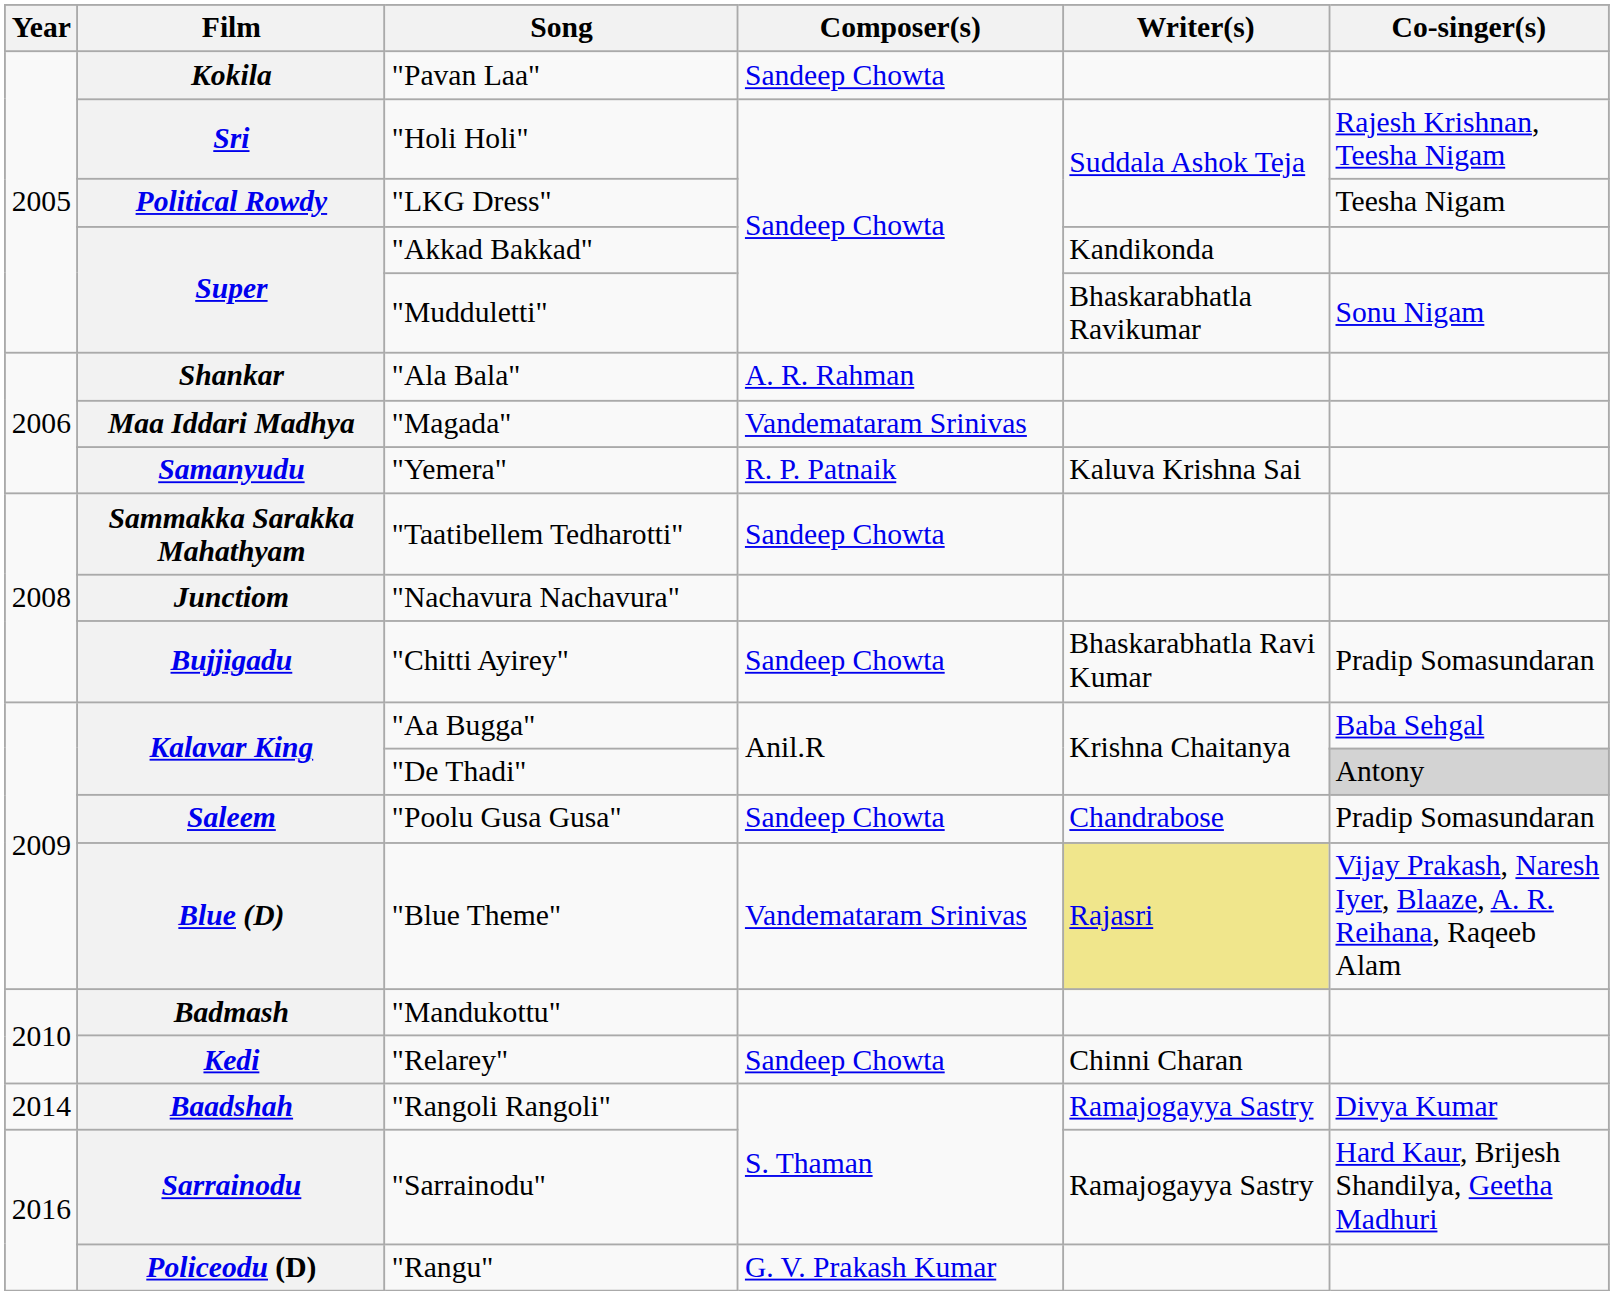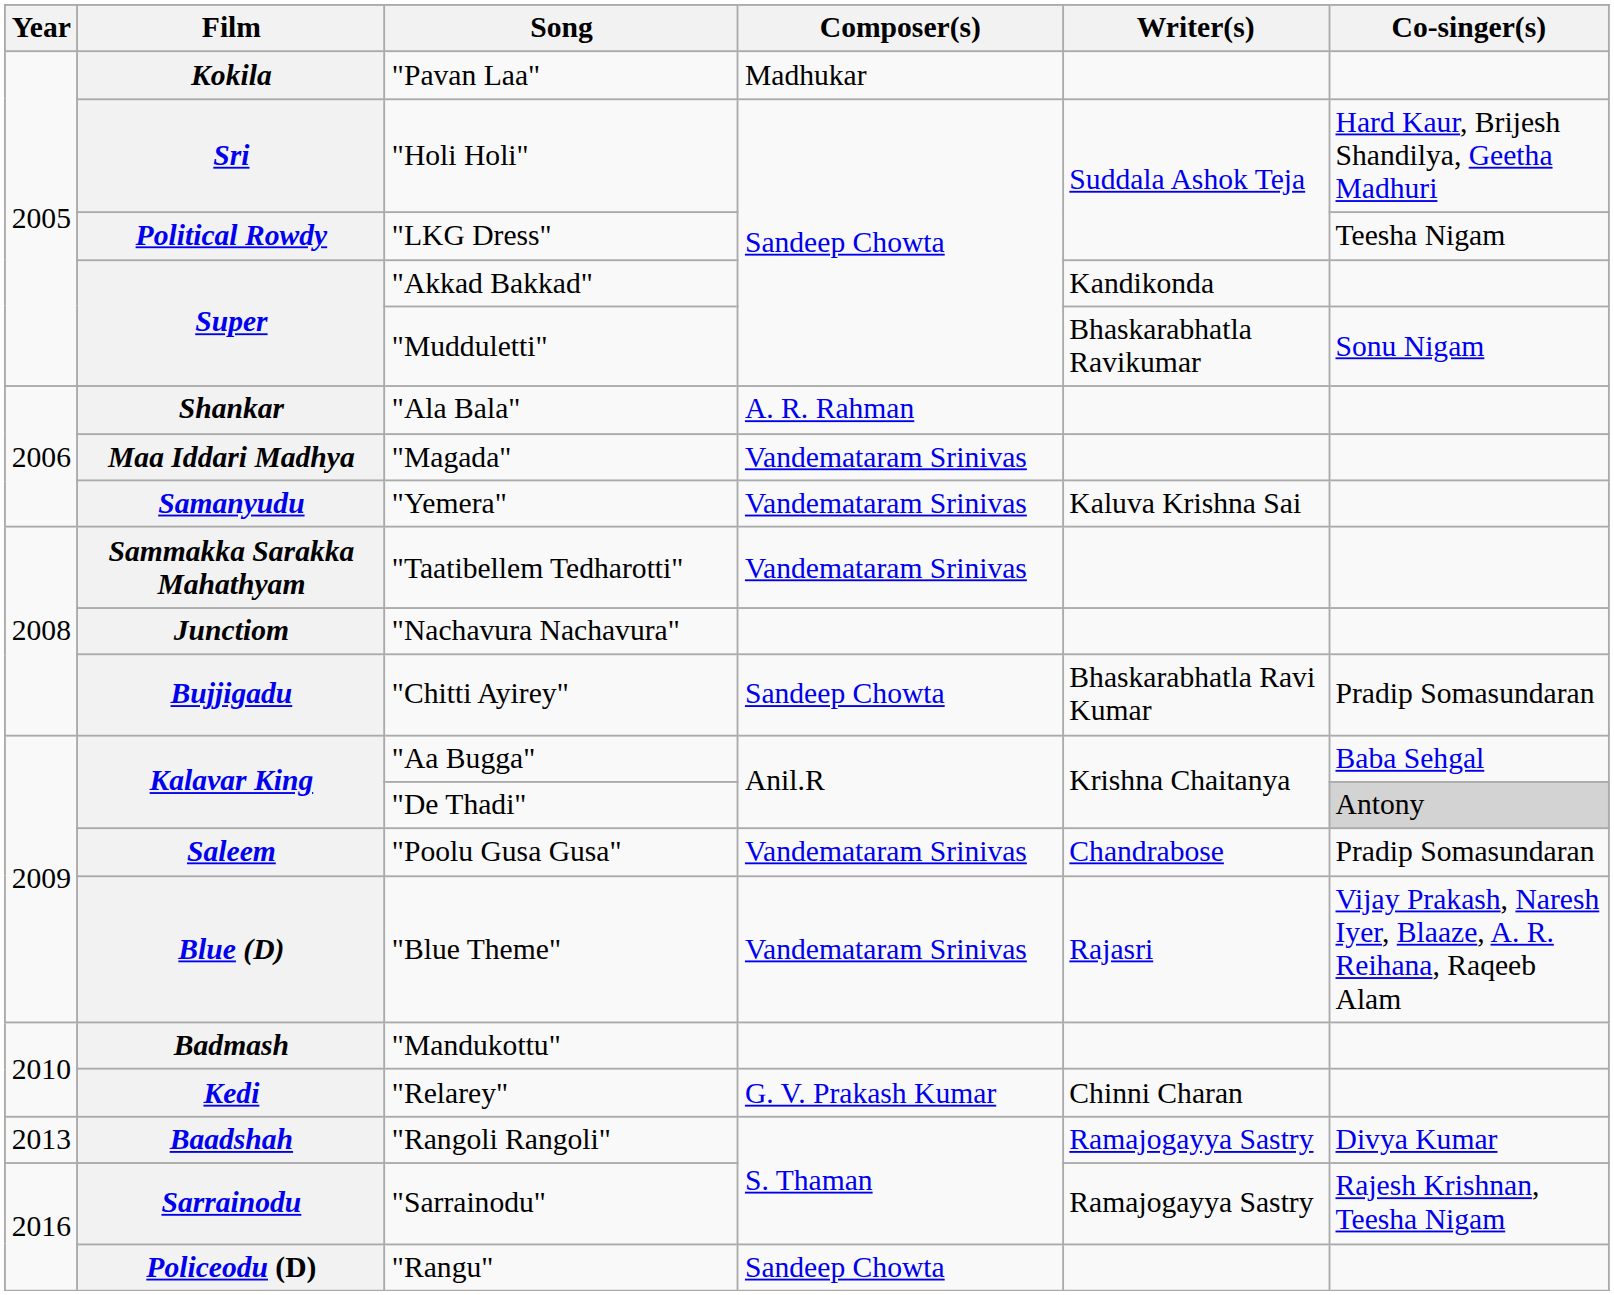(845, 74) Sandeep Chowta -> (806, 74) Madhukar
(1437, 138) Rajesh Krishnan, Teesha Nigam -> (1448, 155) Hard Kaur, Brijesh Shandilya, Geetha Madhuri
(821, 470) R. P. Patnaik -> (886, 503) Vandemataram Srinivas
(845, 533) Sandeep Chowta -> (886, 567) Vandemataram Srinivas
(845, 818) Sandeep Chowta -> (886, 851) Vandemataram Srinivas
(1111, 915) khaki background -> (1111, 948) no background
(845, 1059) Sandeep Chowta -> (871, 1092) G. V. Prakash Kumar
(41, 1106) 2014 -> (41, 1139) 2013
(1448, 1186) Hard Kaur, Brijesh Shandilya, Geetha Madhuri -> (1437, 1202) Rajesh Krishnan, Teesha Nigam
(871, 1266) G. V. Prakash Kumar -> (845, 1266) Sandeep Chowta
